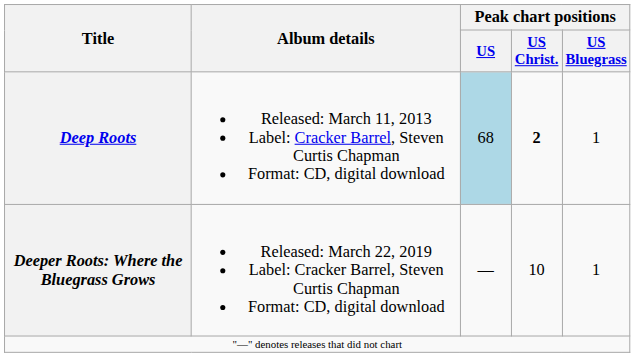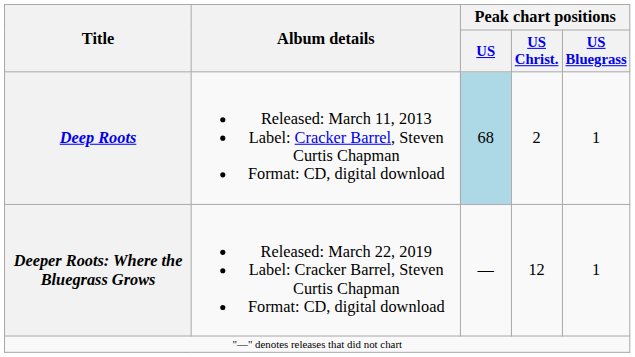(537, 137) bold -> (537, 137) normal
(537, 269) 10 -> (537, 269) 12
